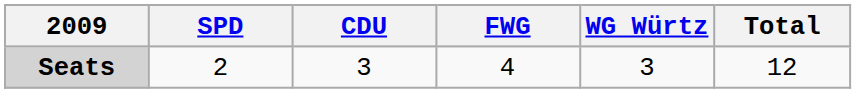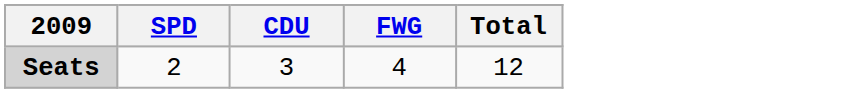- column: (647, 26)
